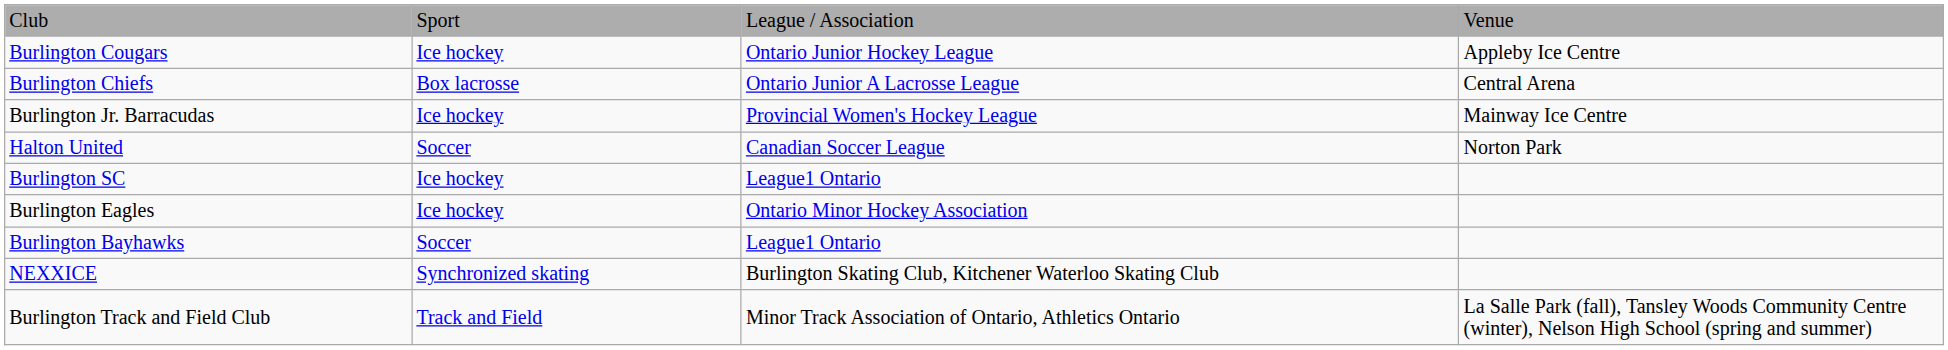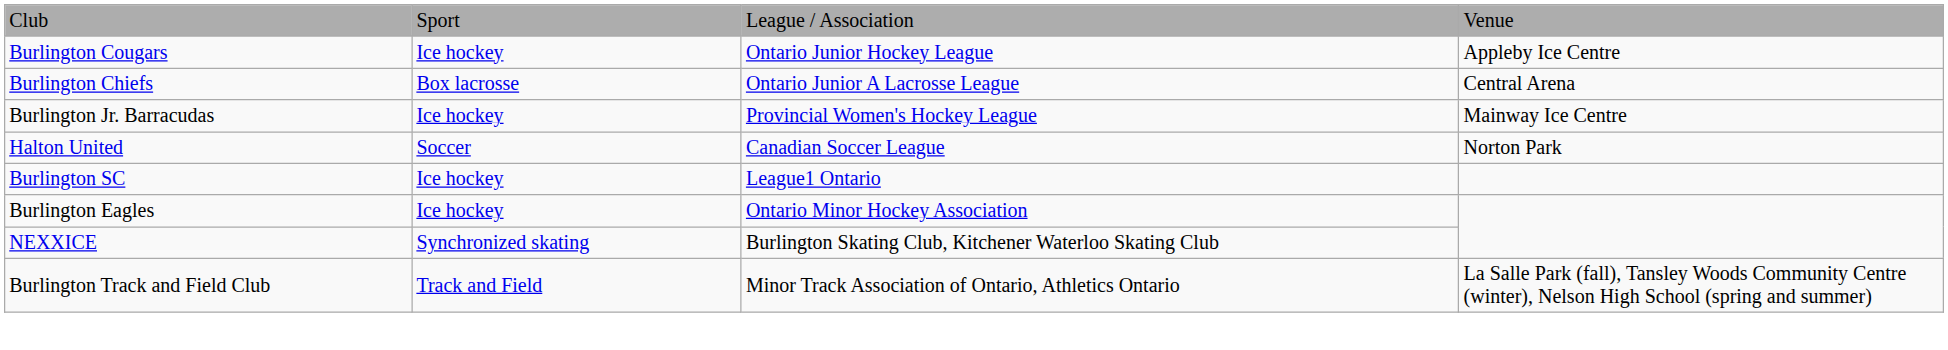- row: (97, 242)
